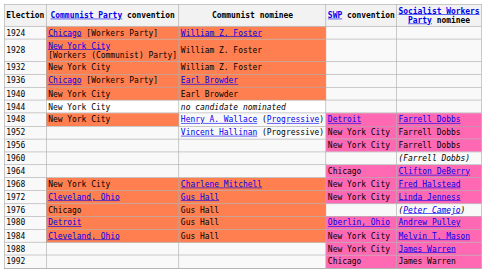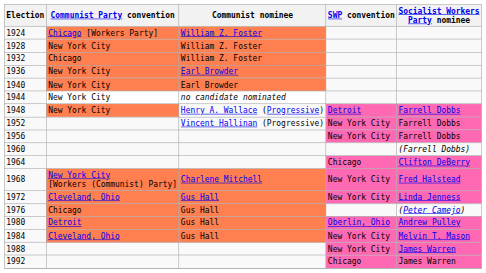(113, 50) New York City [Workers (Communist) Party] -> (79, 46) New York City
(79, 68) New York City -> (65, 59) Chicago
(103, 81) Chicago [Workers Party] -> (79, 72) New York City
(79, 184) New York City -> (113, 180) New York City [Workers (Communist) Party]
